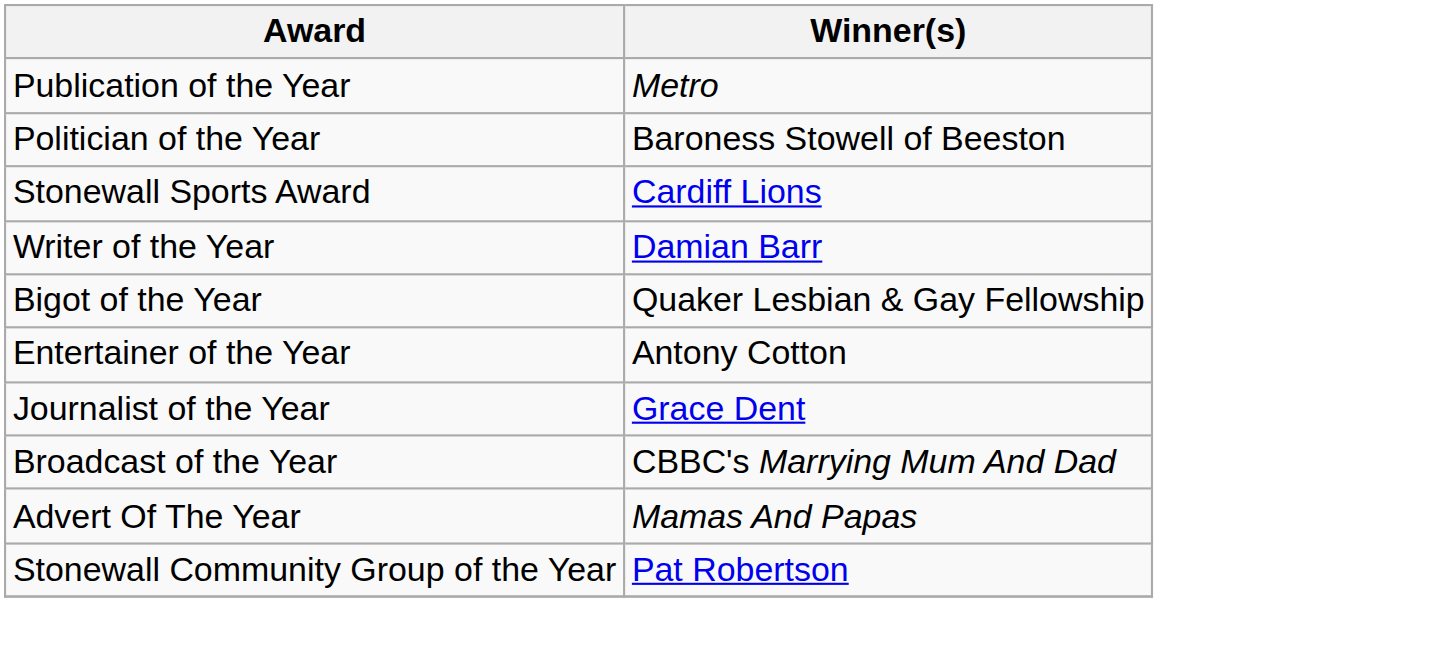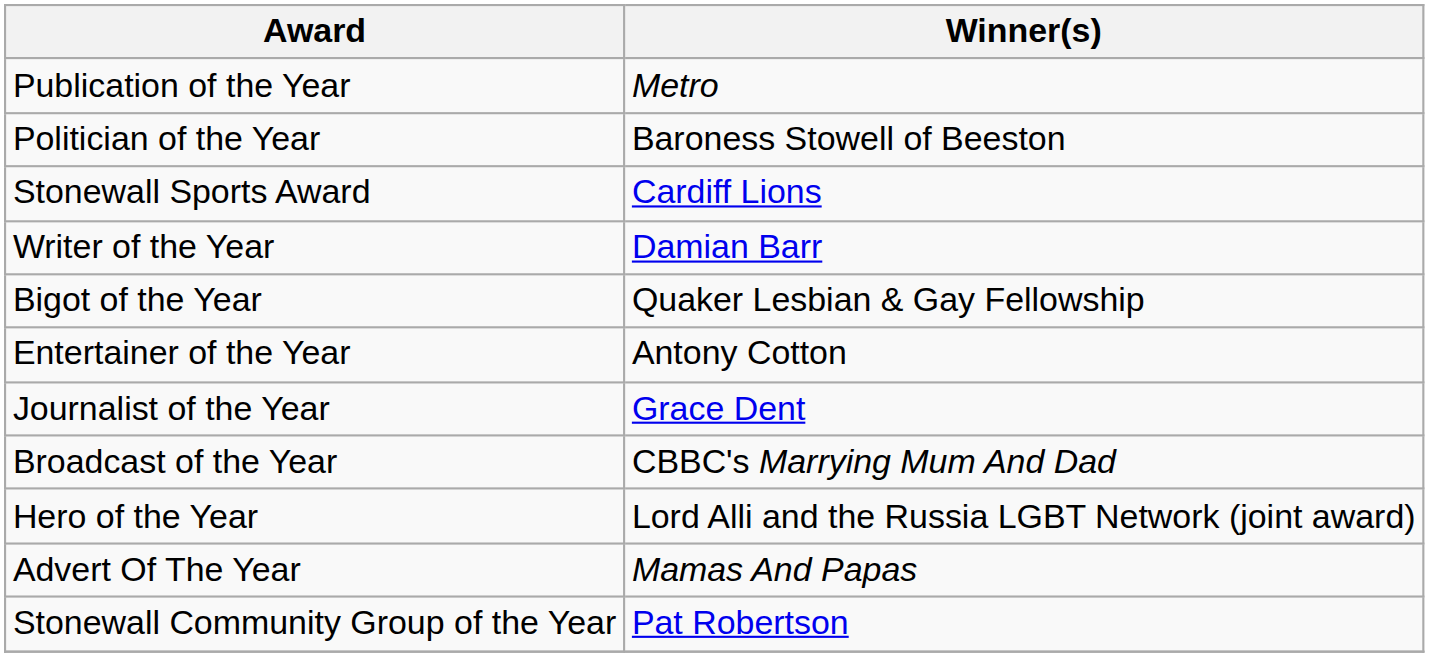+ row: (135, 515)
